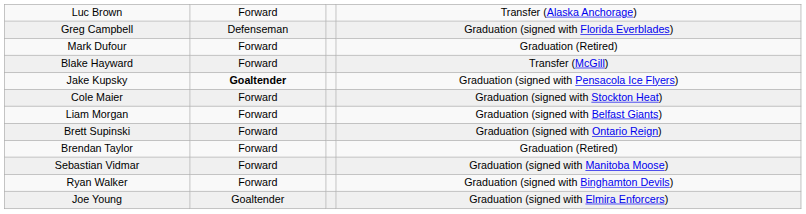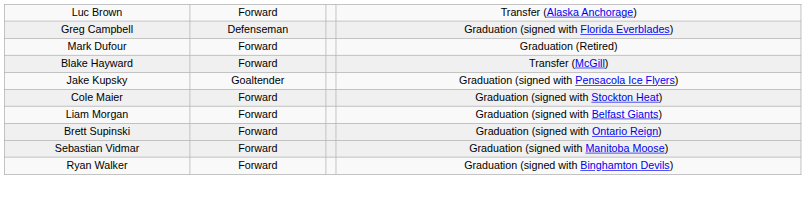(258, 81) bold -> (258, 81) normal
- row: (97, 149)
- row: (97, 200)
